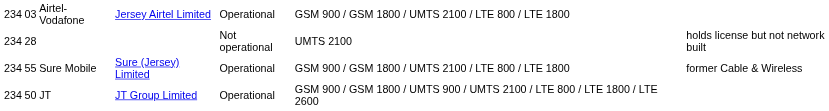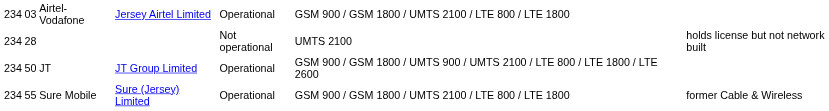rows swapped: (45, 95) <-> (68, 68)
